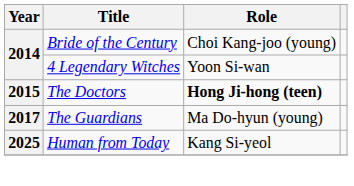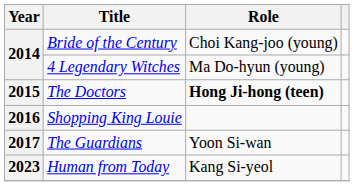(229, 67) Yoon Si-wan -> (257, 67) Ma Do-hyun (young)
+ row: (114, 117)
(255, 117) Ma Do-hyun (young) -> (230, 142) Yoon Si-wan
(24, 142) 2025 -> (24, 167) 2023
